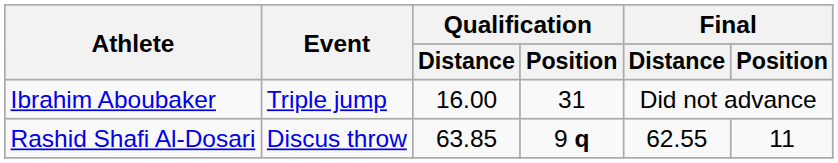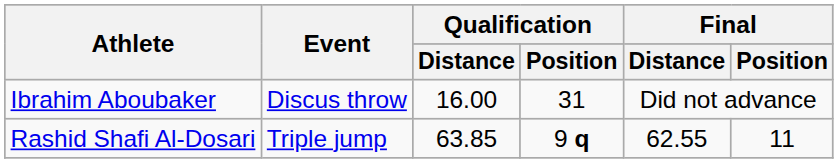(327, 100) Triple jump -> (337, 100) Discus throw
(337, 138) Discus throw -> (327, 138) Triple jump
